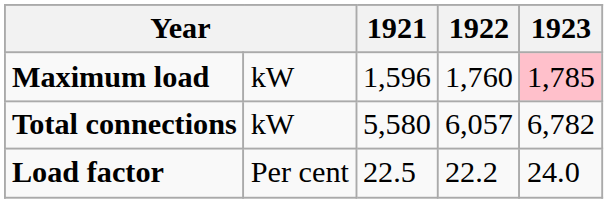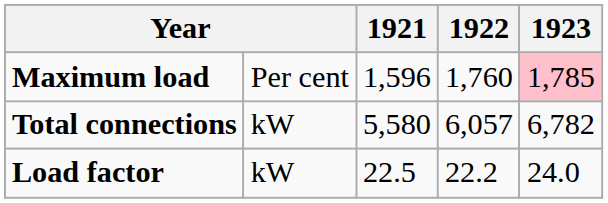(273, 76) kW -> (300, 76) Per cent
(300, 172) Per cent -> (273, 172) kW
